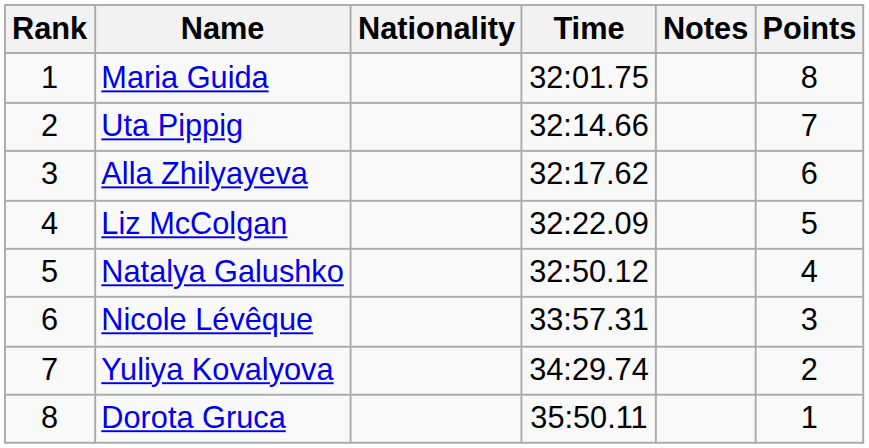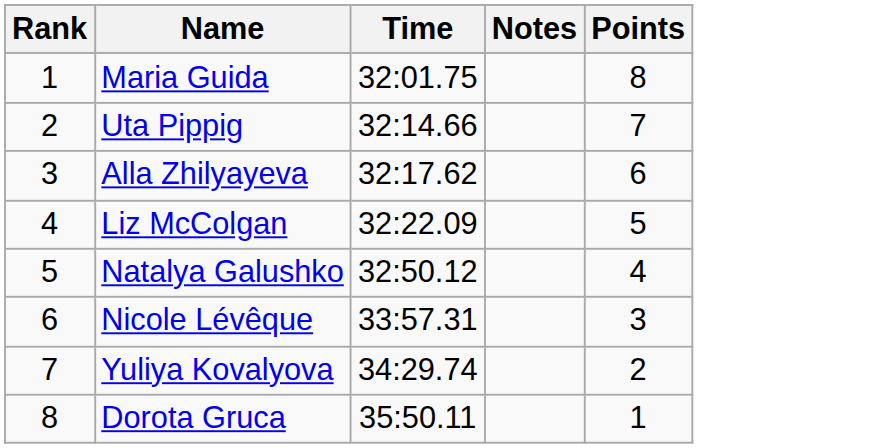- column: (436, 28)
